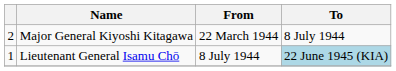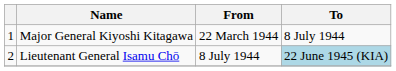(11, 35) 2 -> (11, 35) 1
(11, 55) 1 -> (11, 55) 2
